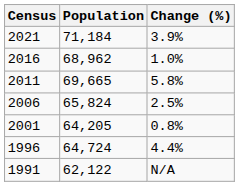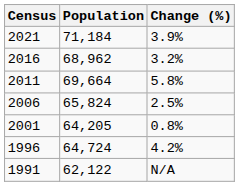(167, 60) 1.0% -> (167, 60) 3.2%
(87, 82) 69,665 -> (87, 82) 69,664
(167, 148) 4.4% -> (167, 148) 4.2%
